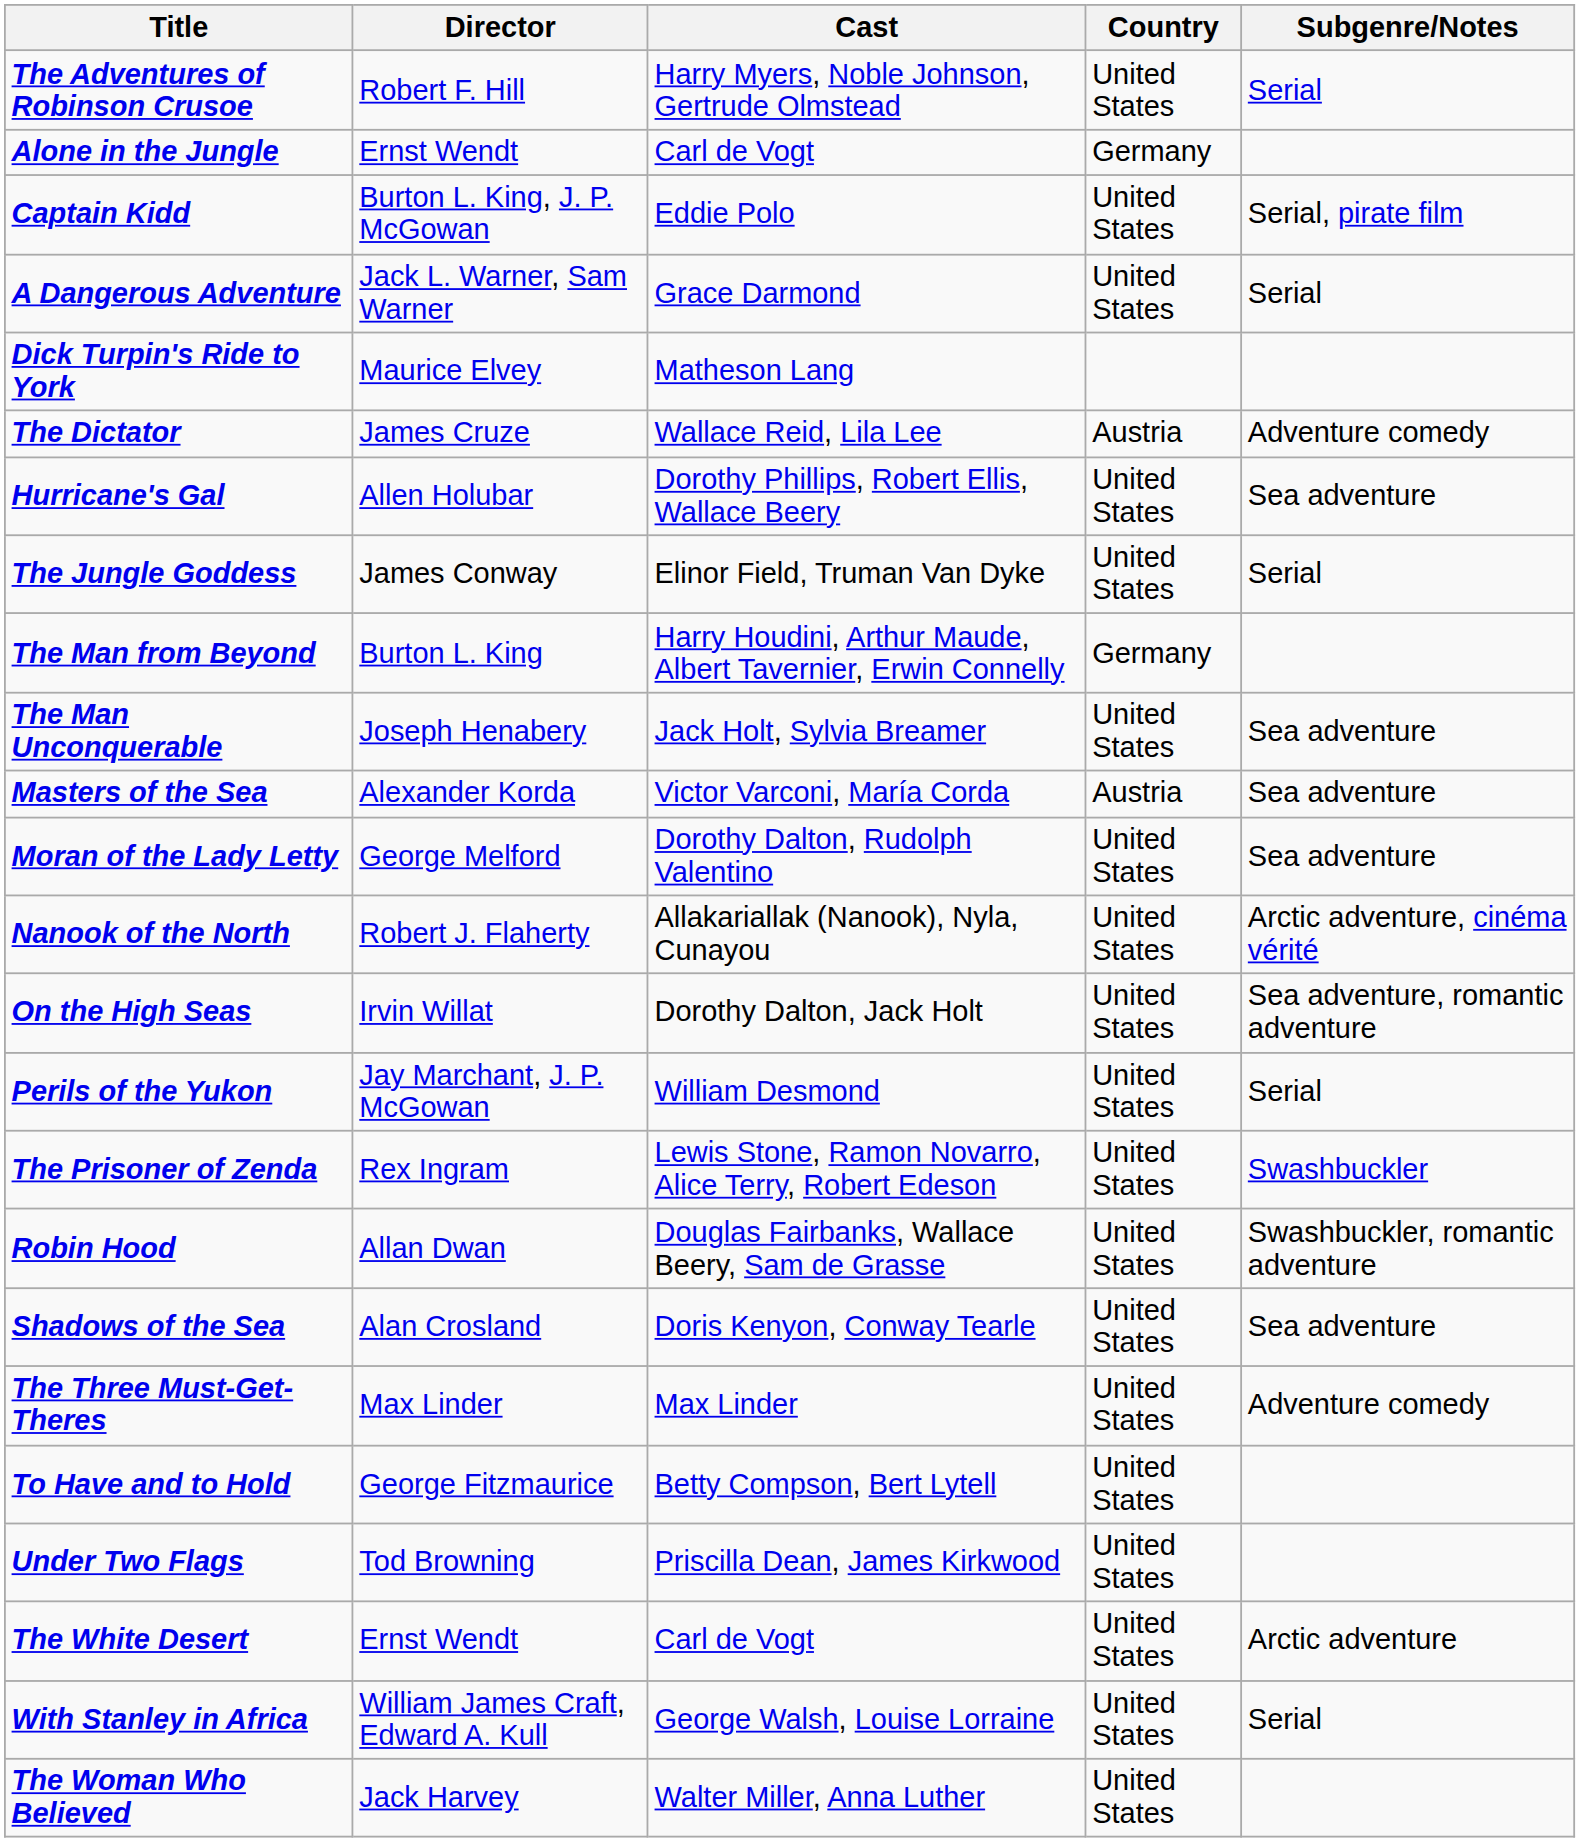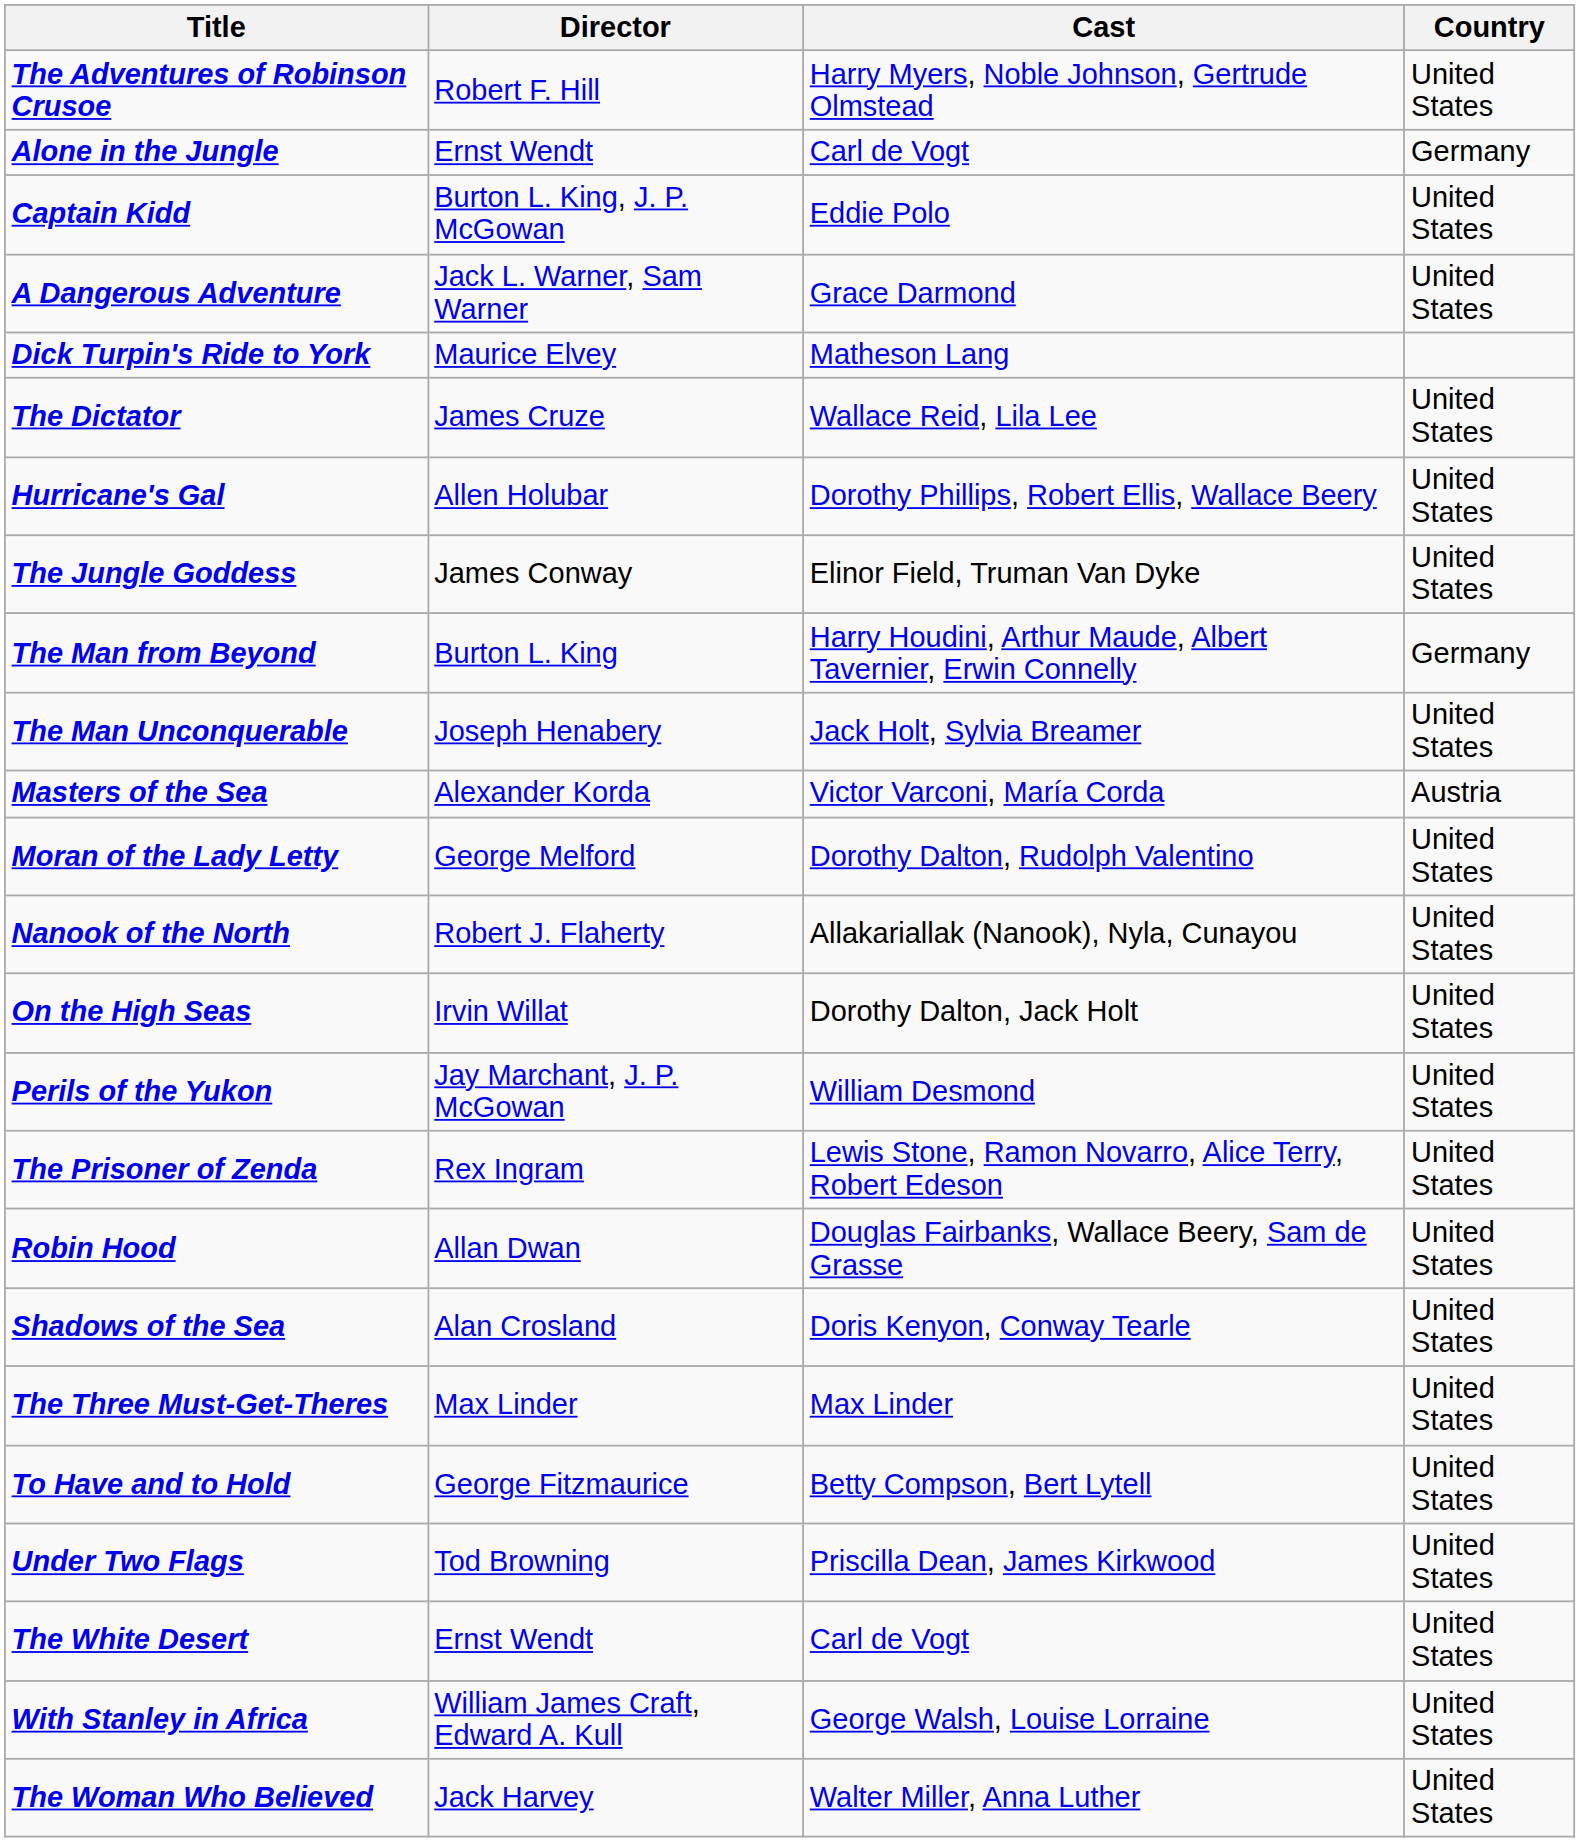- column: (1408, 27)
(1137, 433) Austria -> (1453, 417) United States
